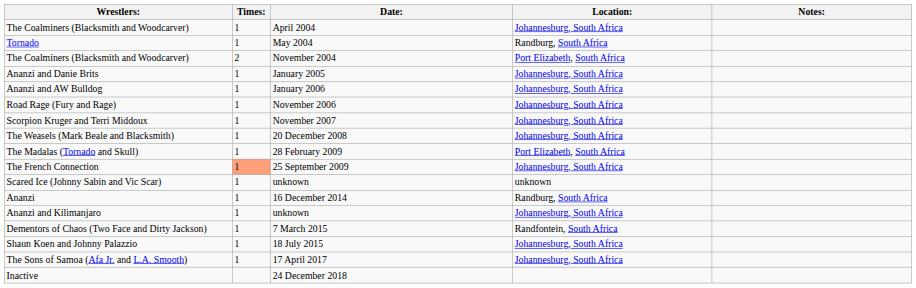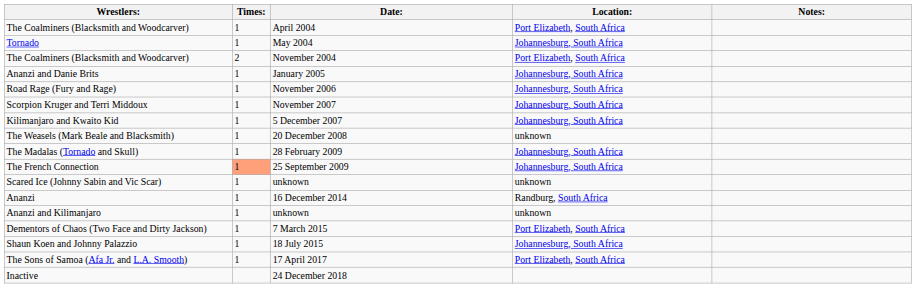(569, 27) Johannesburg, South Africa -> (570, 27) Port Elizabeth, South Africa
(561, 43) Randburg, South Africa -> (569, 43) Johannesburg, South Africa
- row: (54, 89)
+ row: (63, 120)
(569, 136) Johannesburg, South Africa -> (533, 136) unknown
(570, 151) Port Elizabeth, South Africa -> (569, 151) Johannesburg, South Africa
(569, 213) Johannesburg, South Africa -> (533, 213) unknown
(566, 228) Randfontein, South Africa -> (570, 228) Port Elizabeth, South Africa
(569, 259) Johannesburg, South Africa -> (570, 259) Port Elizabeth, South Africa
